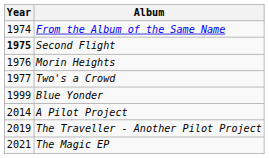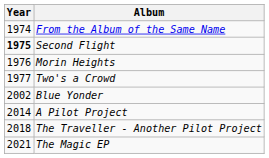(19, 95) 1999 -> (19, 95) 2002
(19, 128) 2019 -> (19, 128) 2018
